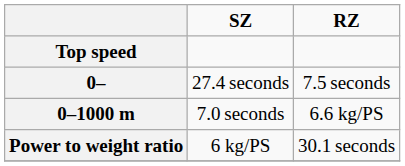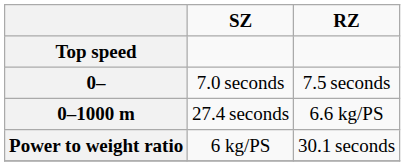(241, 83) 27.4 seconds -> (241, 83) 7.0 seconds
(241, 114) 7.0 seconds -> (241, 114) 27.4 seconds
